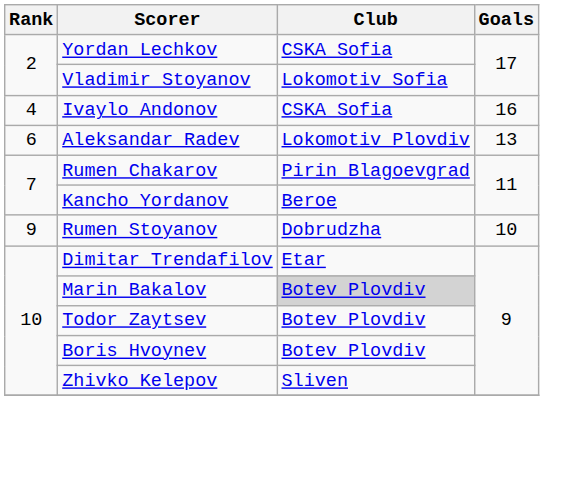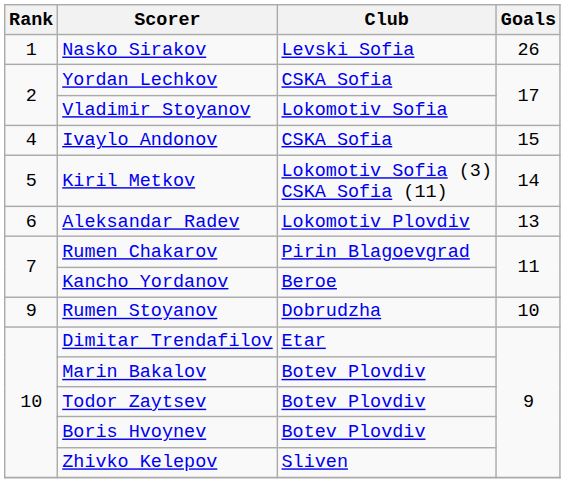+ row: (134, 50)
(506, 110) 16 -> (529, 140) 15
+ row: (129, 181)
(354, 291) lightgrey background -> (354, 372) no background
